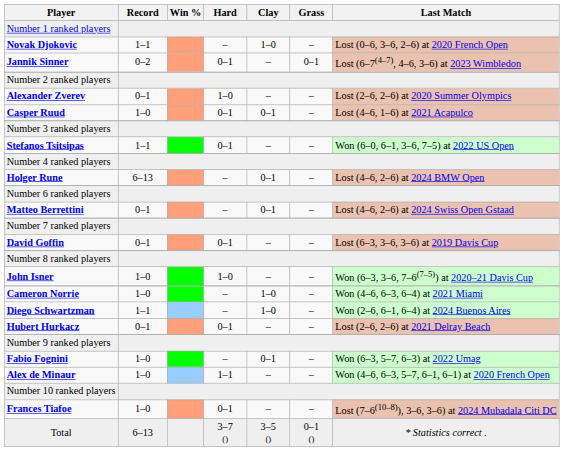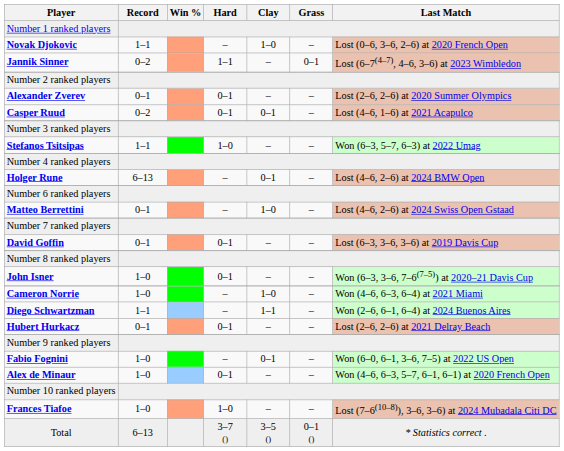(225, 62) 0–1 -> (225, 62) 1–1
(225, 96) 1–0 -> (225, 96) 0–1
(143, 112) 1–0 -> (143, 112) 0–2
(225, 145) 0–1 -> (225, 145) 1–0
(425, 145) Won (6–0, 6–1, 3–6, 7–5) at 2022 US Open -> (408, 145) Won (6–3, 5–7, 6–3) at 2022 Umag
(268, 210) 0–1 -> (268, 210) 1–0
(225, 276) 1–0 -> (225, 276) 0–1
(268, 310) 1–0 -> (268, 310) 1–1
(408, 359) Won (6–3, 5–7, 6–3) at 2022 Umag -> (425, 359) Won (6–0, 6–1, 3–6, 7–5) at 2022 US Open
(225, 375) 1–1 -> (225, 375) 0–1
(225, 409) 0–1 -> (225, 409) 1–0
